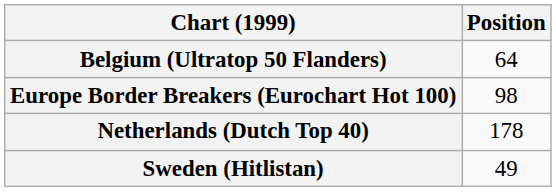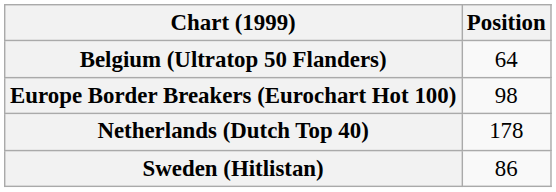(506, 167) 49 -> (506, 167) 86
